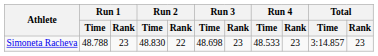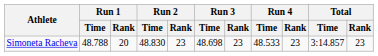(124, 44) 23 -> (124, 44) 20
(181, 44) 22 -> (181, 44) 23
